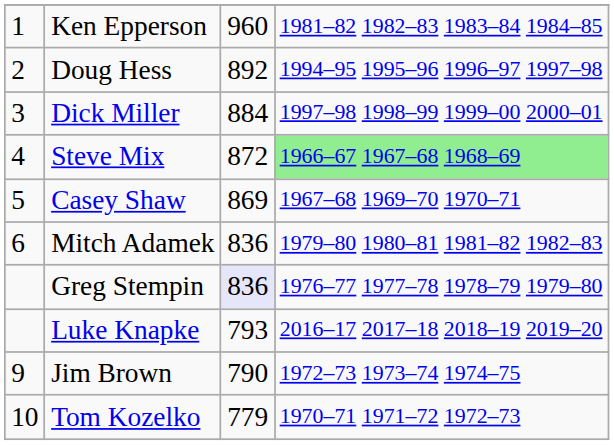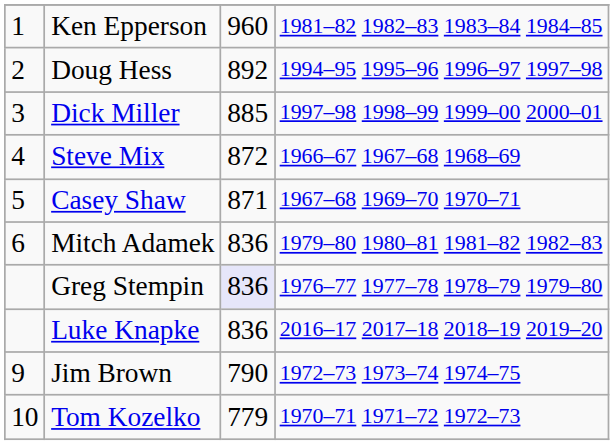(248, 112) 884 -> (248, 112) 885
(400, 156) lightgreen background -> (400, 156) no background
(248, 199) 869 -> (248, 199) 871
(248, 329) 793 -> (248, 329) 836
